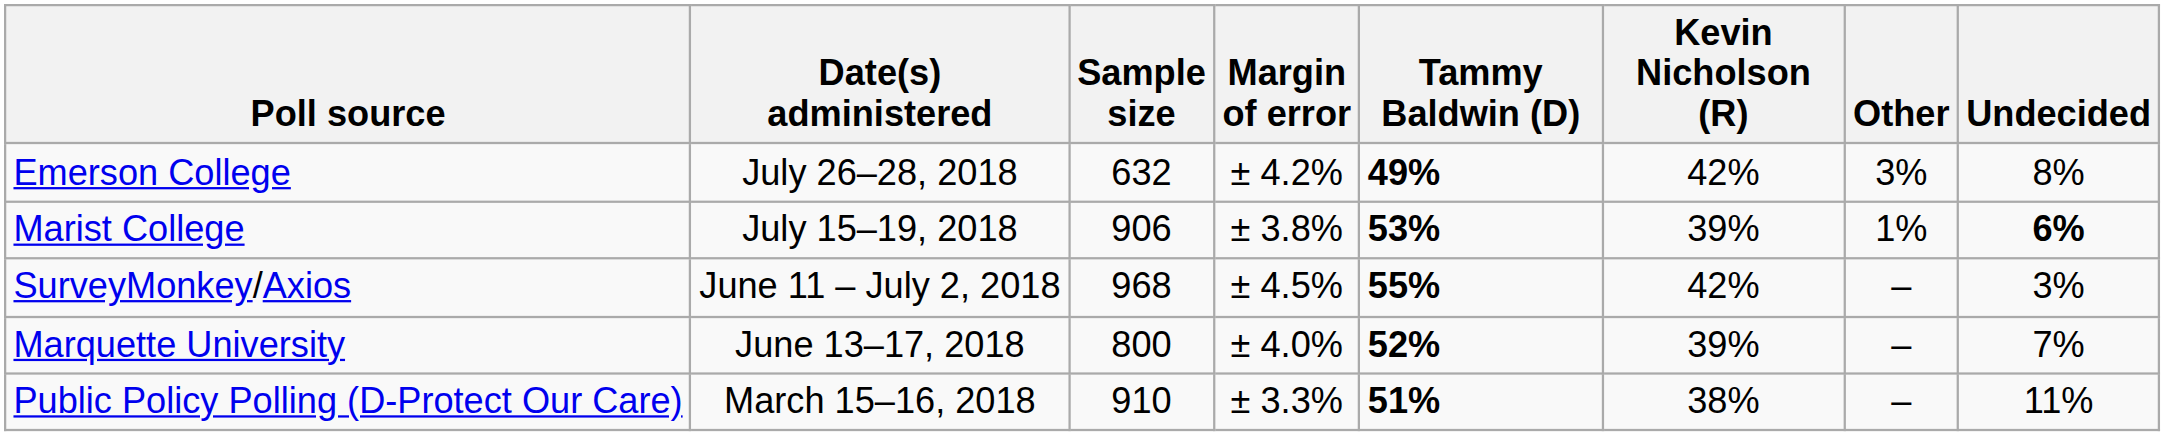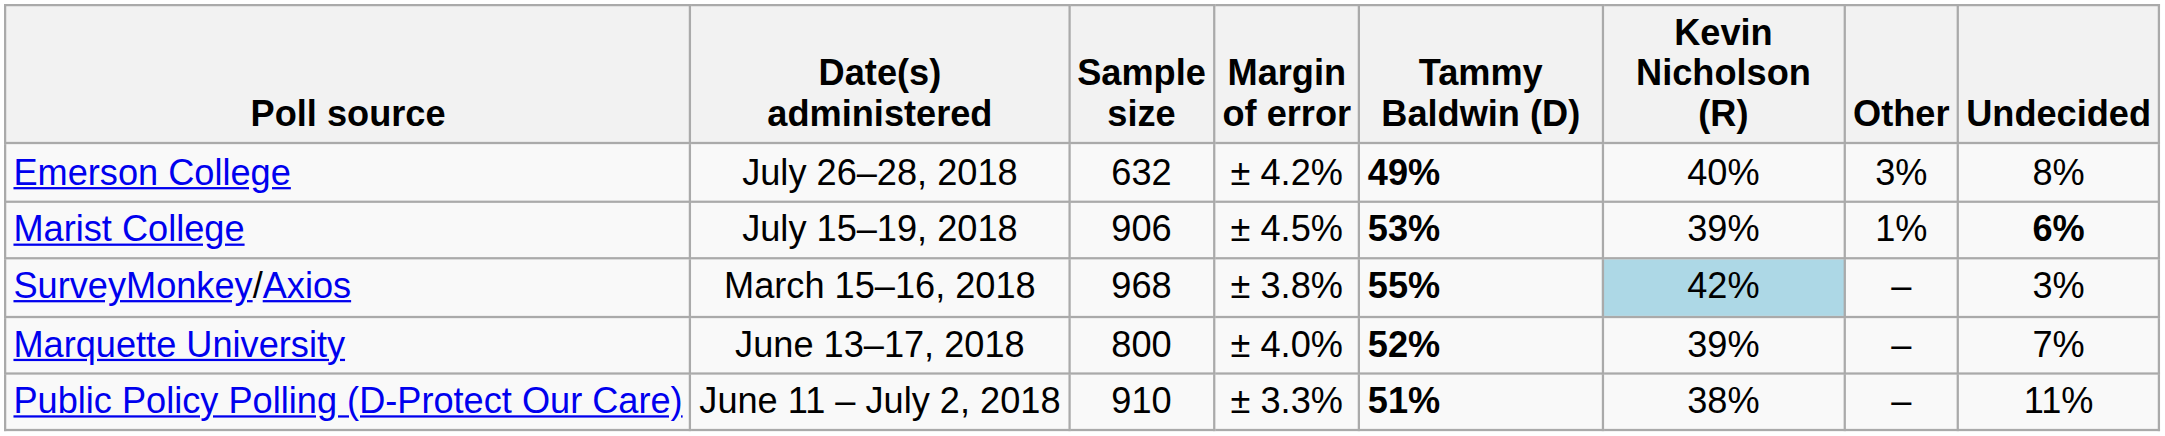(1723, 171) 42% -> (1723, 171) 40%
(1287, 229) ± 3.8% -> (1287, 229) ± 4.5%
(880, 286) June 11 – July 2, 2018 -> (880, 286) March 15–16, 2018
(1287, 286) ± 4.5% -> (1287, 286) ± 3.8%
(1723, 286) no background -> (1723, 286) lightblue background
(880, 401) March 15–16, 2018 -> (880, 401) June 11 – July 2, 2018
